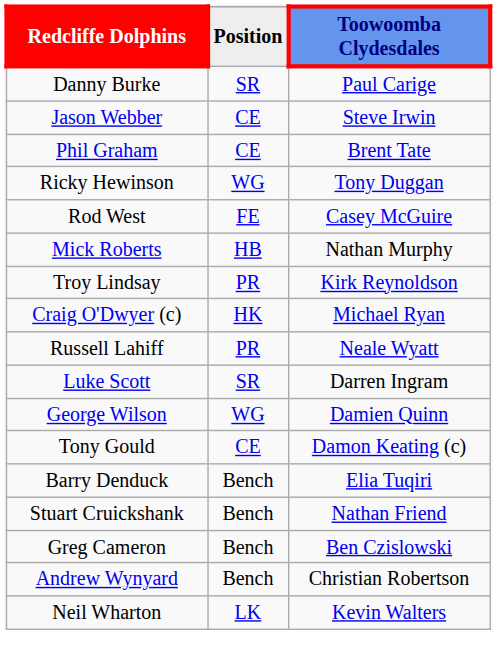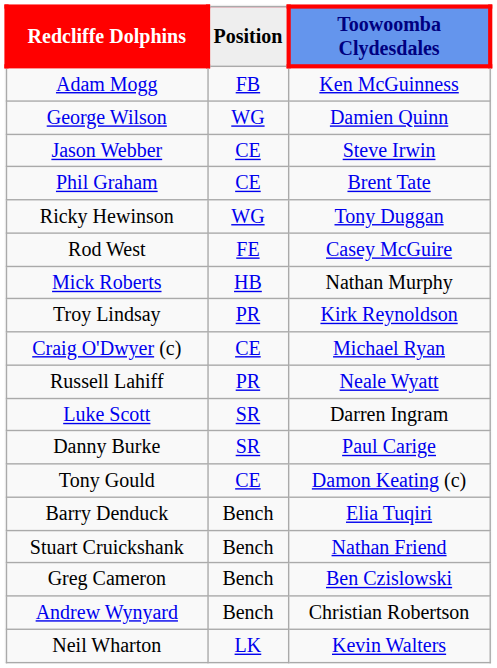+ row: (107, 84)
rows swapped: (107, 414) <-> (107, 84)
(248, 315) HK -> (248, 348) CE
